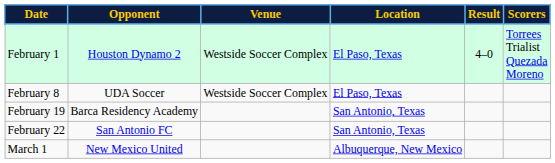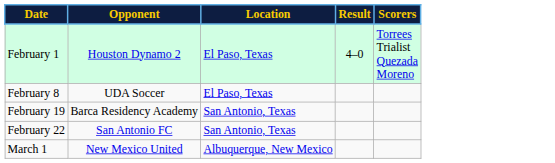- column: (265, 14)
